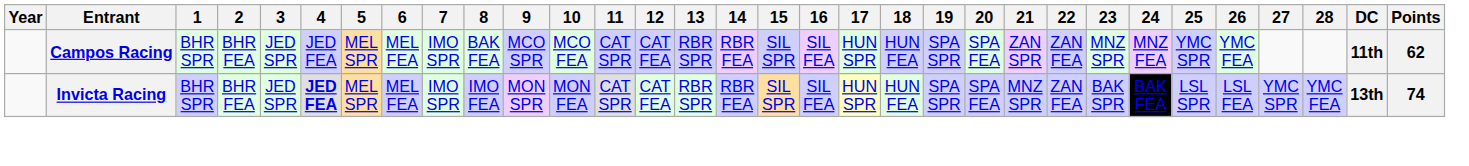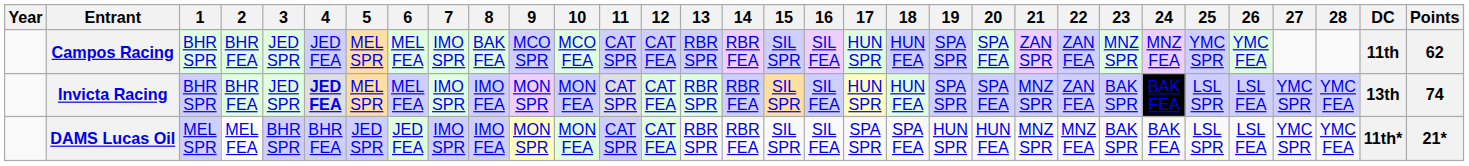+ row: (113, 138)
